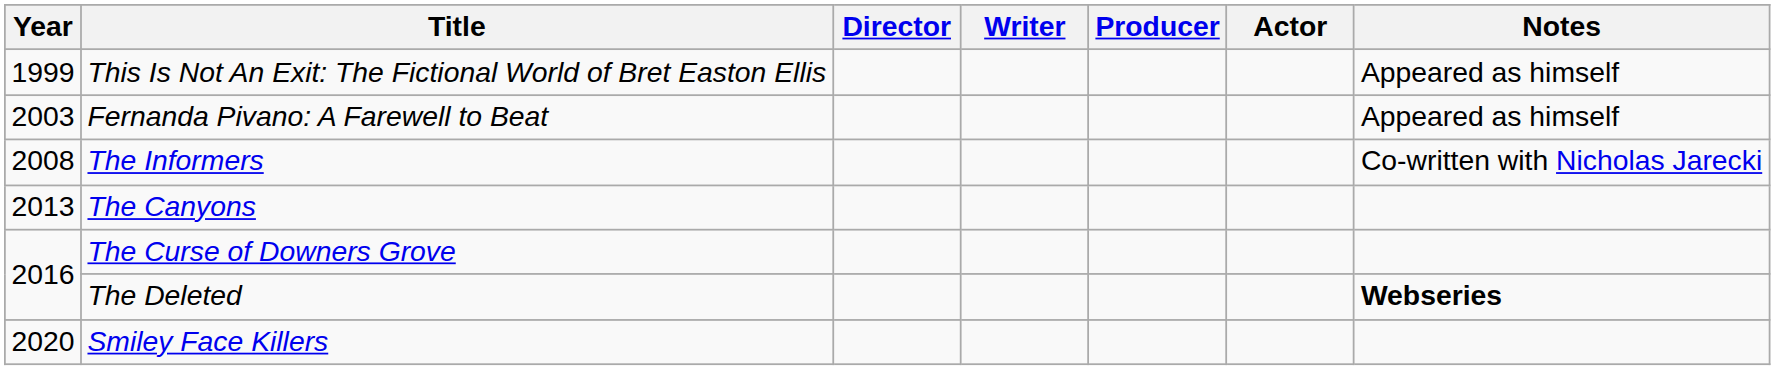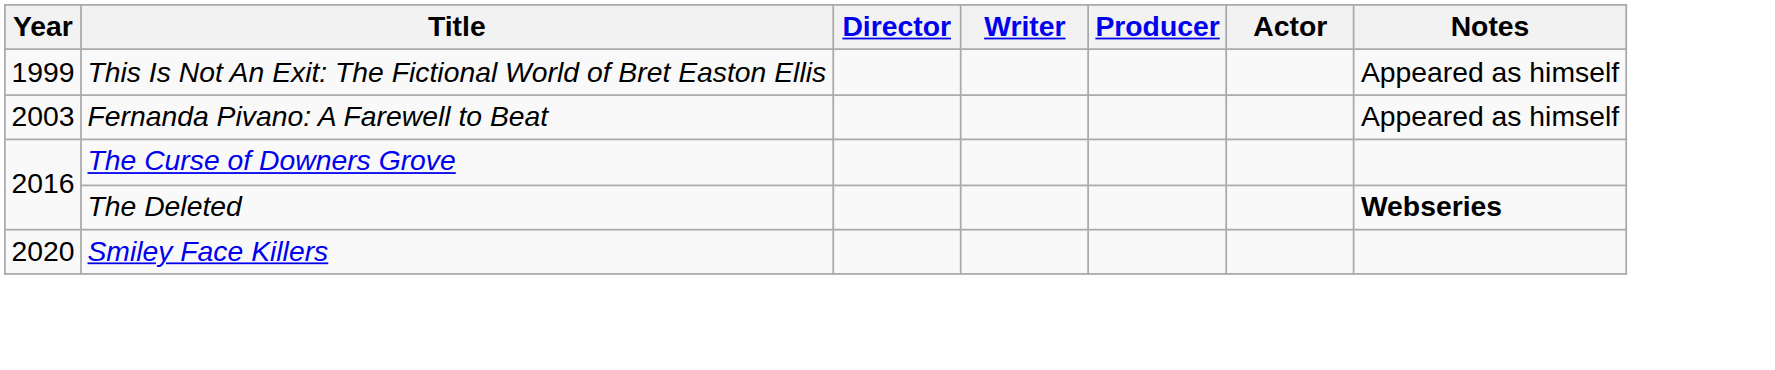- row: (176, 161)
- row: (172, 206)
